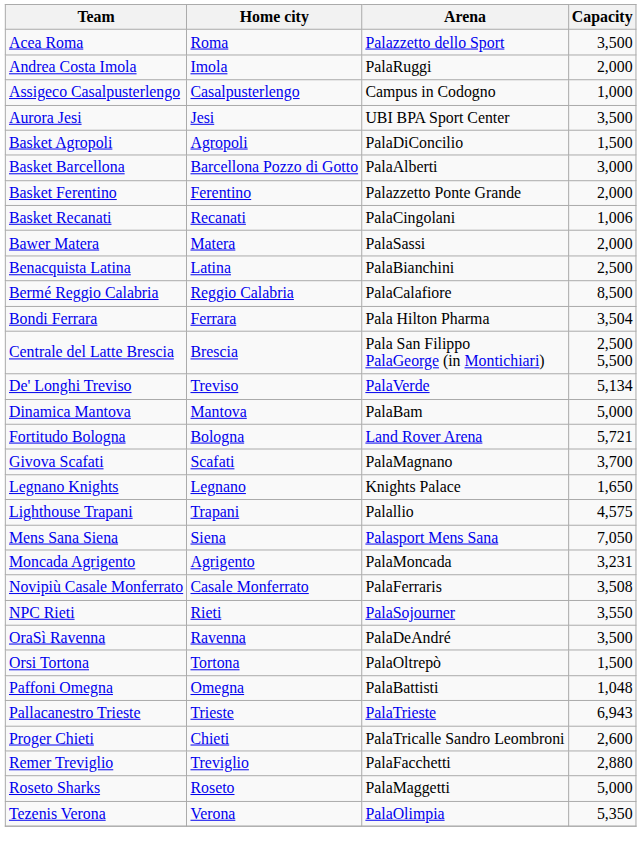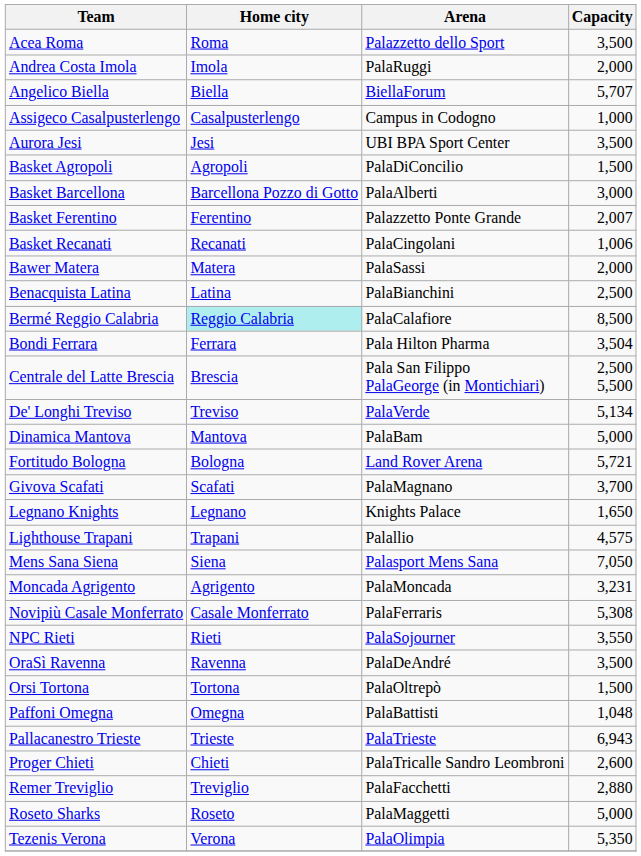+ row: (59, 92)
(615, 192) 2,000 -> (615, 218) 2,007
(242, 293) no background -> (242, 318) paleturquoise background
(615, 587) 3,508 -> (615, 612) 5,308
